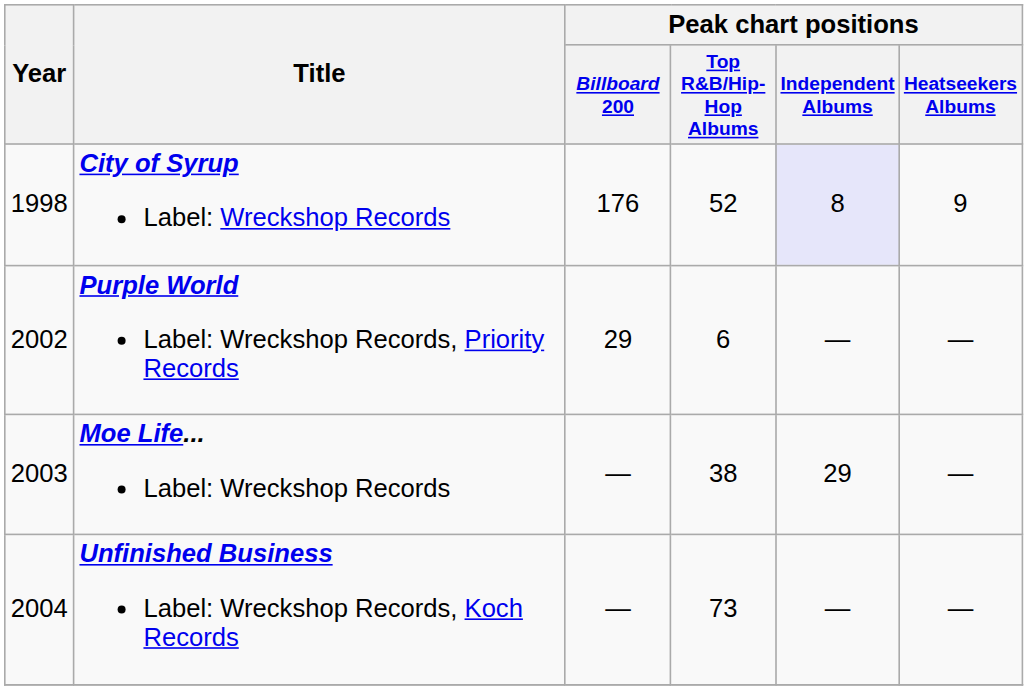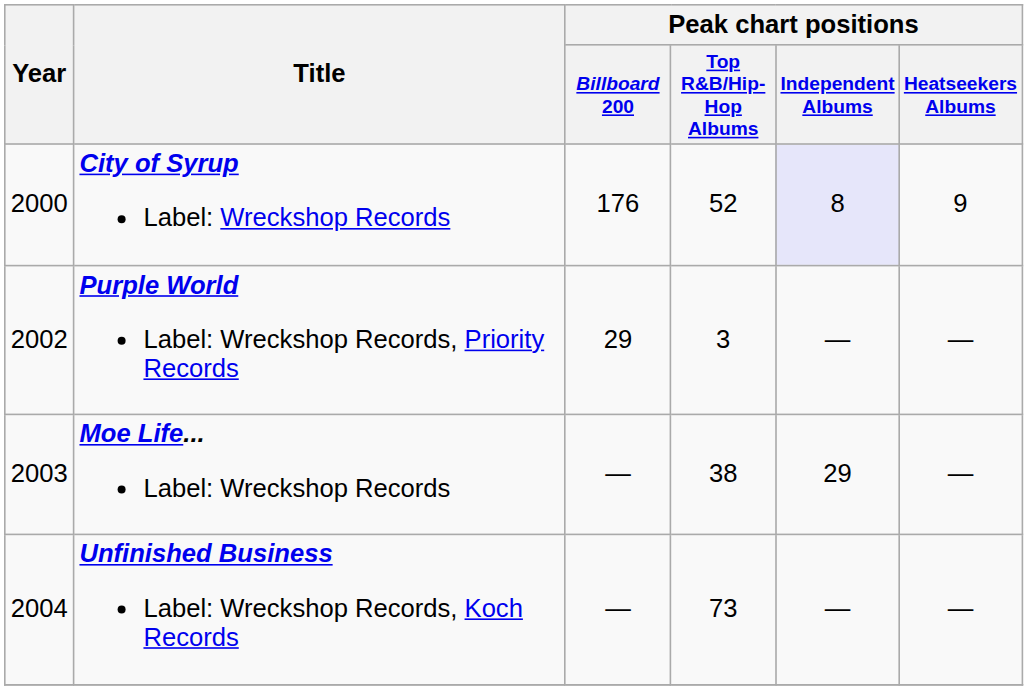(39, 204) 1998 -> (39, 204) 2000
(723, 339) 6 -> (723, 339) 3
